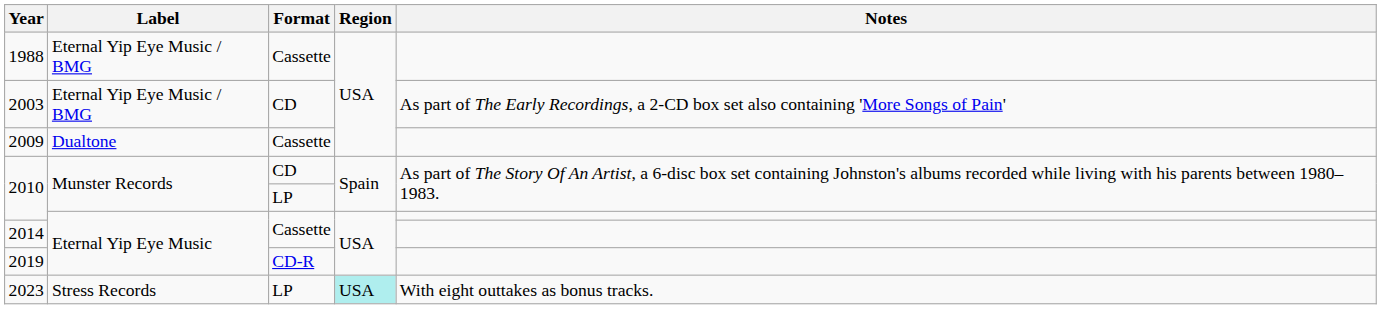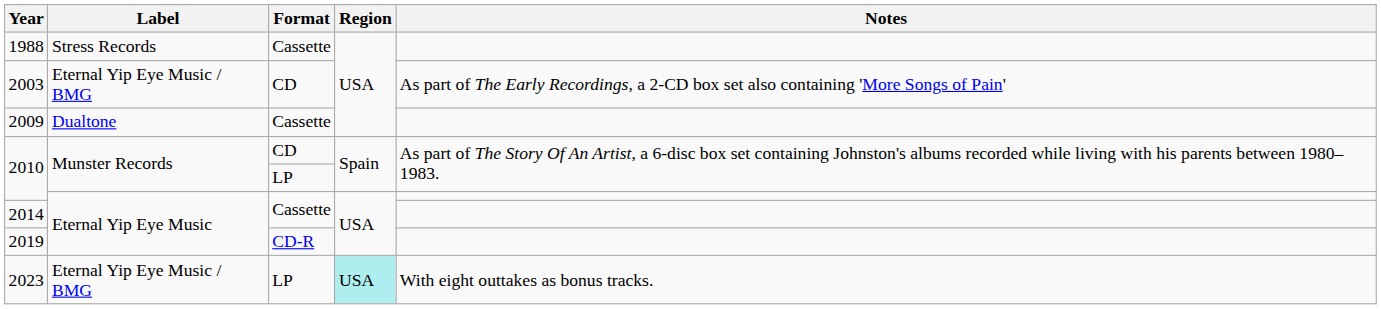(137, 56) Eternal Yip Eye Music / BMG -> (104, 46) Stress Records
(104, 289) Stress Records -> (137, 279) Eternal Yip Eye Music / BMG
